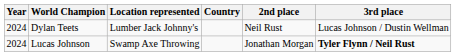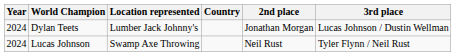(263, 28) Neil Rust -> (279, 28) Jonathan Morgan
(279, 43) Jonathan Morgan -> (263, 43) Neil Rust
(366, 43) bold -> (364, 43) normal
